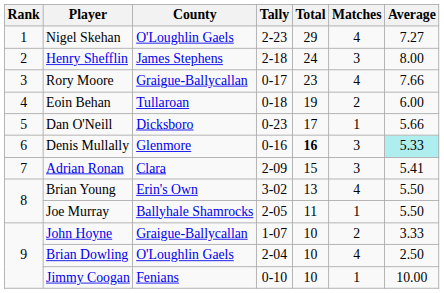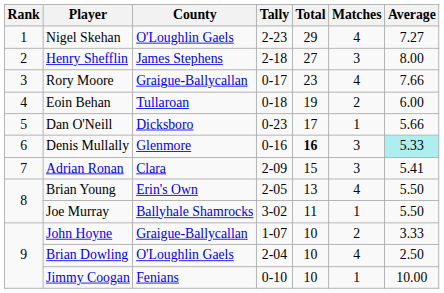(310, 59) 24 -> (310, 59) 27
(274, 189) 3-02 -> (274, 189) 2-05
(274, 211) 2-05 -> (274, 211) 3-02
